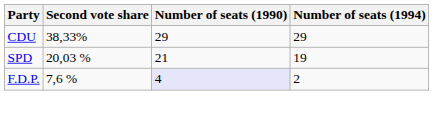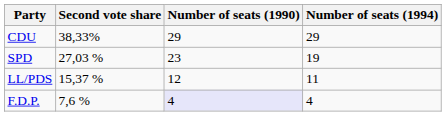(68, 57) 20,03 % -> (81, 57) 27,03 %
(162, 57) 21 -> (174, 57) 23
+ row: (30, 79)
(297, 79) 2 -> (309, 100) 4
